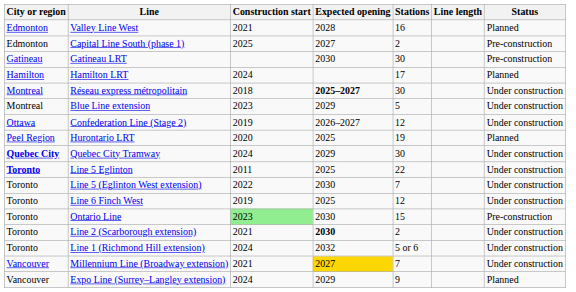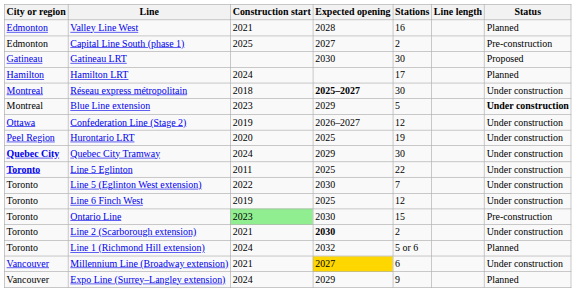(519, 59) Pre-construction -> (505, 59) Proposed
(525, 106) normal -> (528, 106) bold
(503, 138) Planned -> (525, 138) Under construction
(525, 248) Under construction -> (503, 248) Planned
(398, 264) 7 -> (398, 264) 6
